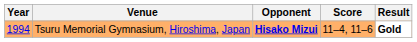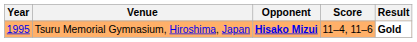(18, 29) 1994 -> (18, 29) 1995
